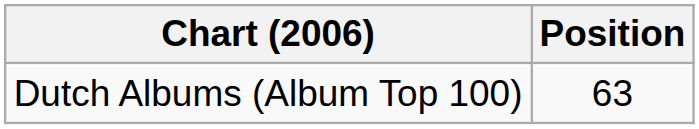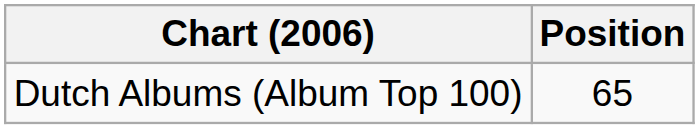(612, 92) 63 -> (612, 92) 65
